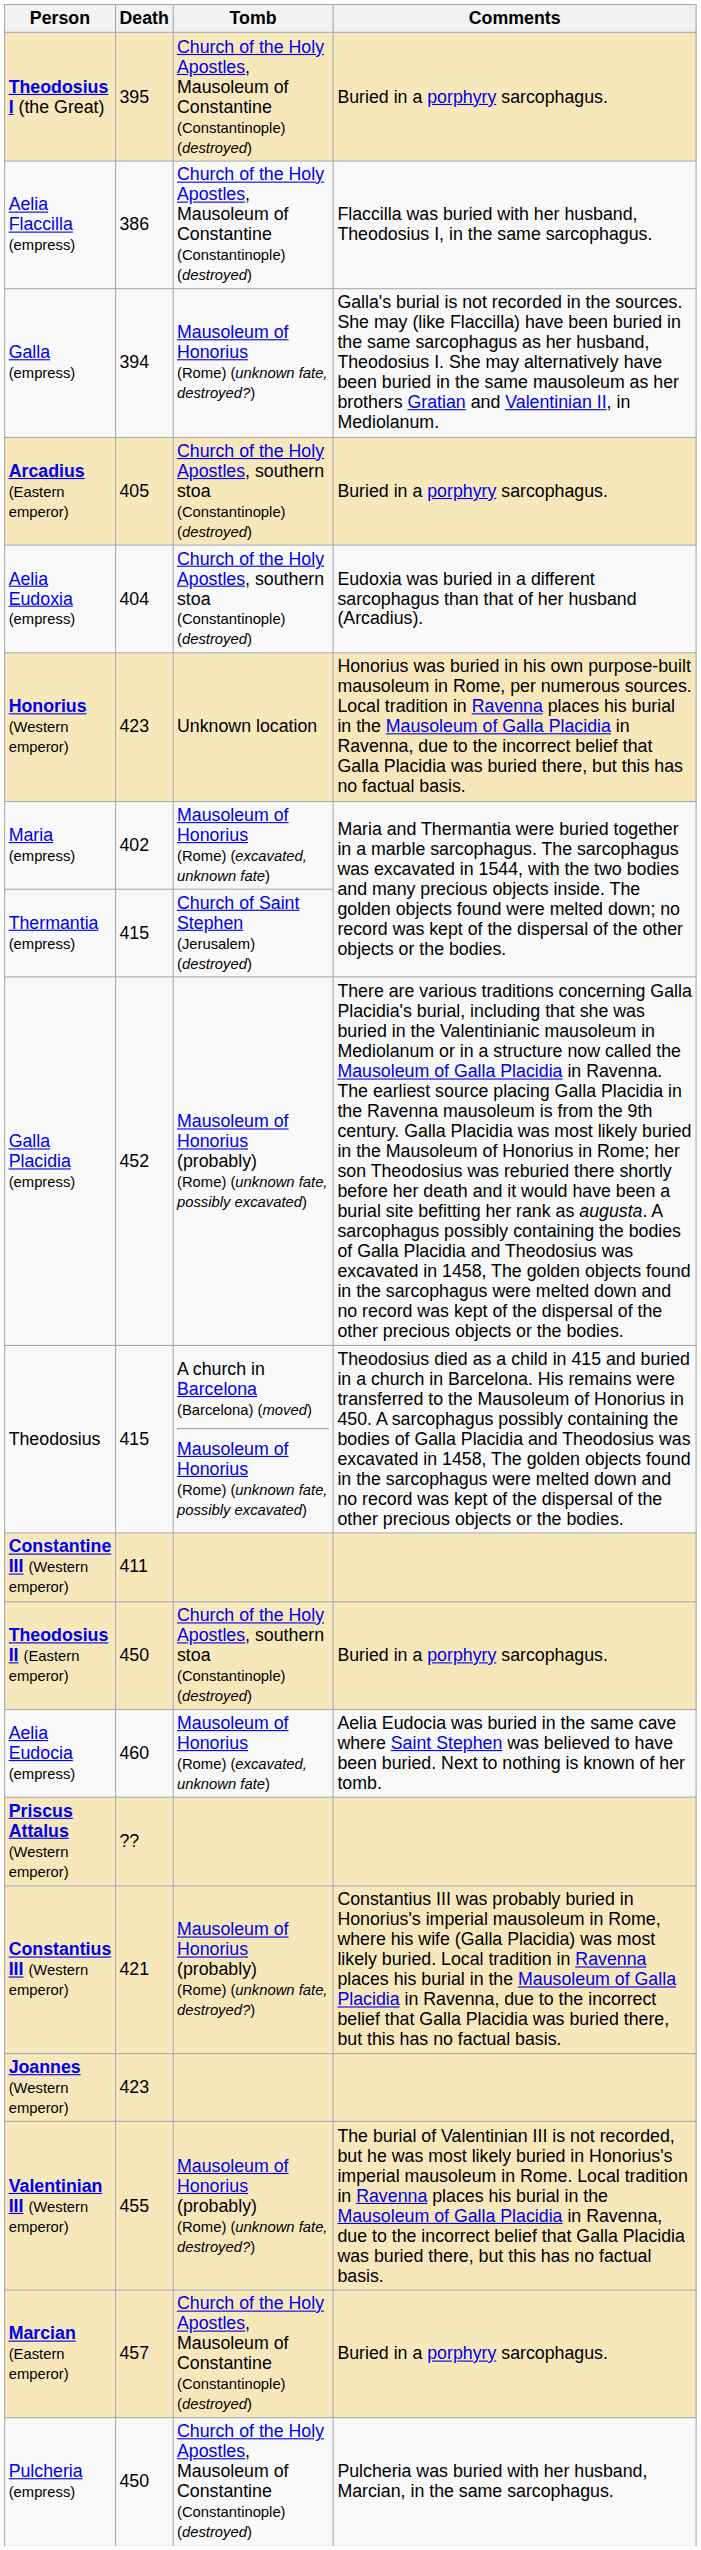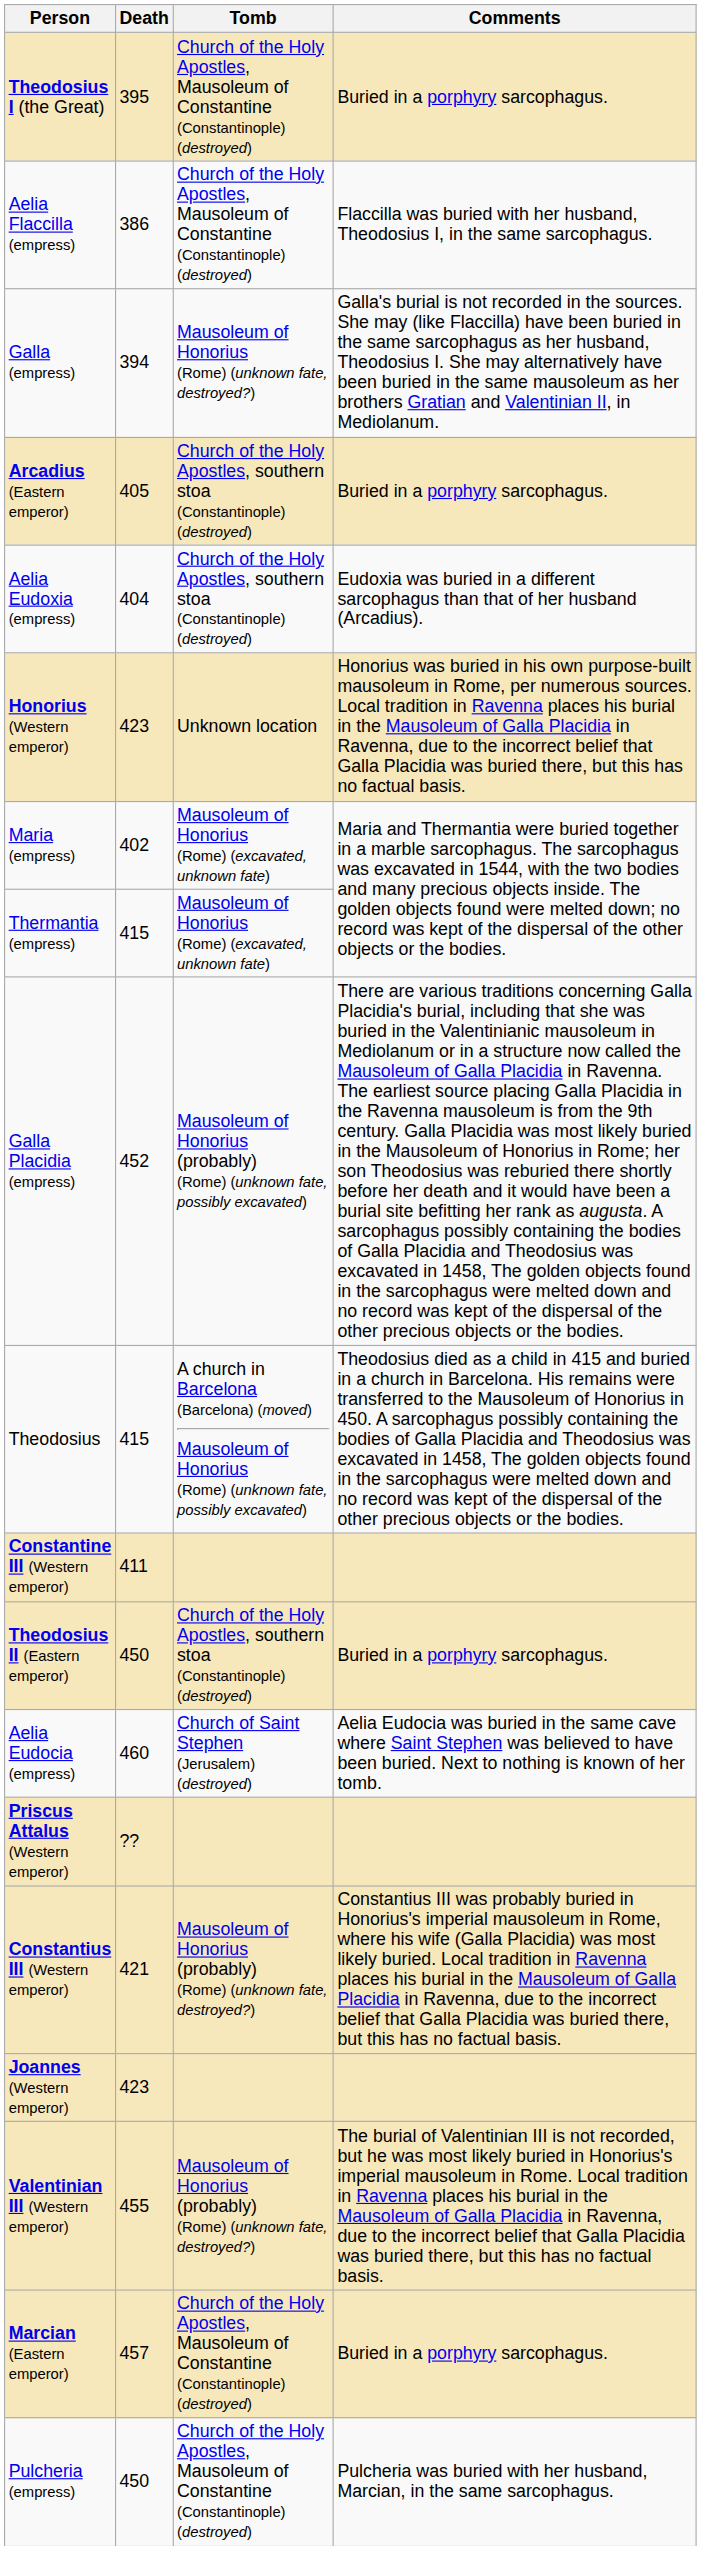(238, 933) Church of Saint Stephen (Jerusalem) (destroyed) -> (242, 933) Mausoleum of Honorius (Rome) (excavated, unknown fate)
(242, 1753) Mausoleum of Honorius (Rome) (excavated, unknown fate) -> (238, 1753) Church of Saint Stephen (Jerusalem) (destroyed)
